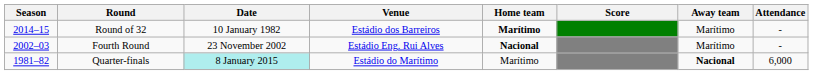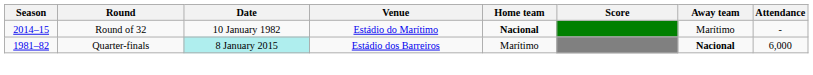(396, 29) Estádio dos Barreiros -> (396, 29) Estádio do Marítimo
(519, 29) Marítimo -> (519, 29) Nacional
- row: (121, 45)
(396, 61) Estádio do Marítimo -> (396, 45) Estádio dos Barreiros
